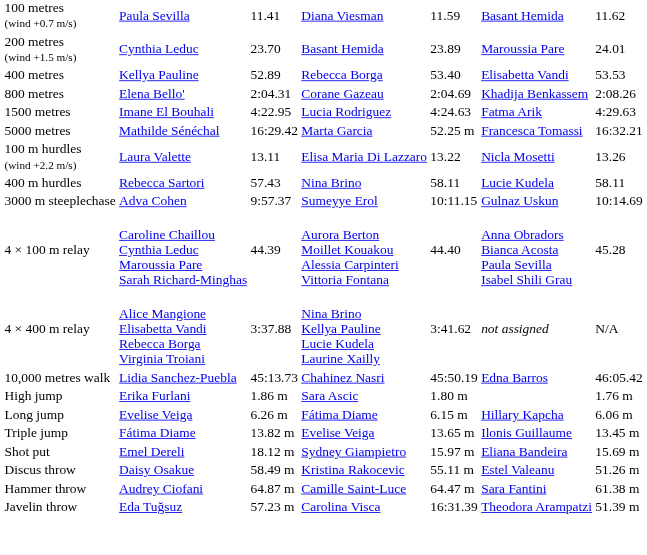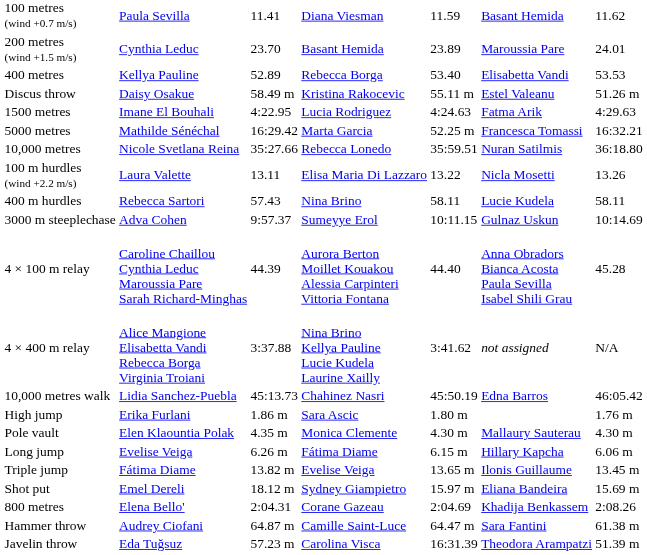rows swapped: (34, 93) <-> (40, 470)
+ row: (43, 149)
+ row: (32, 433)
